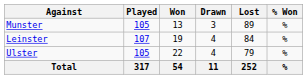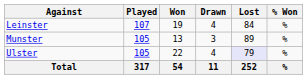rows swapped: (27, 39) <-> (24, 25)
(249, 53) no background -> (249, 53) lavender background
